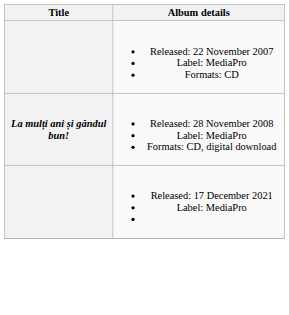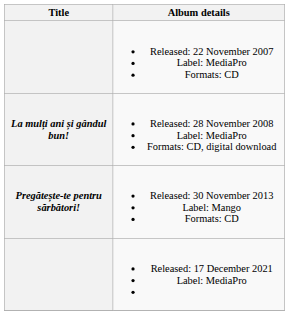+ row: (199, 208)
